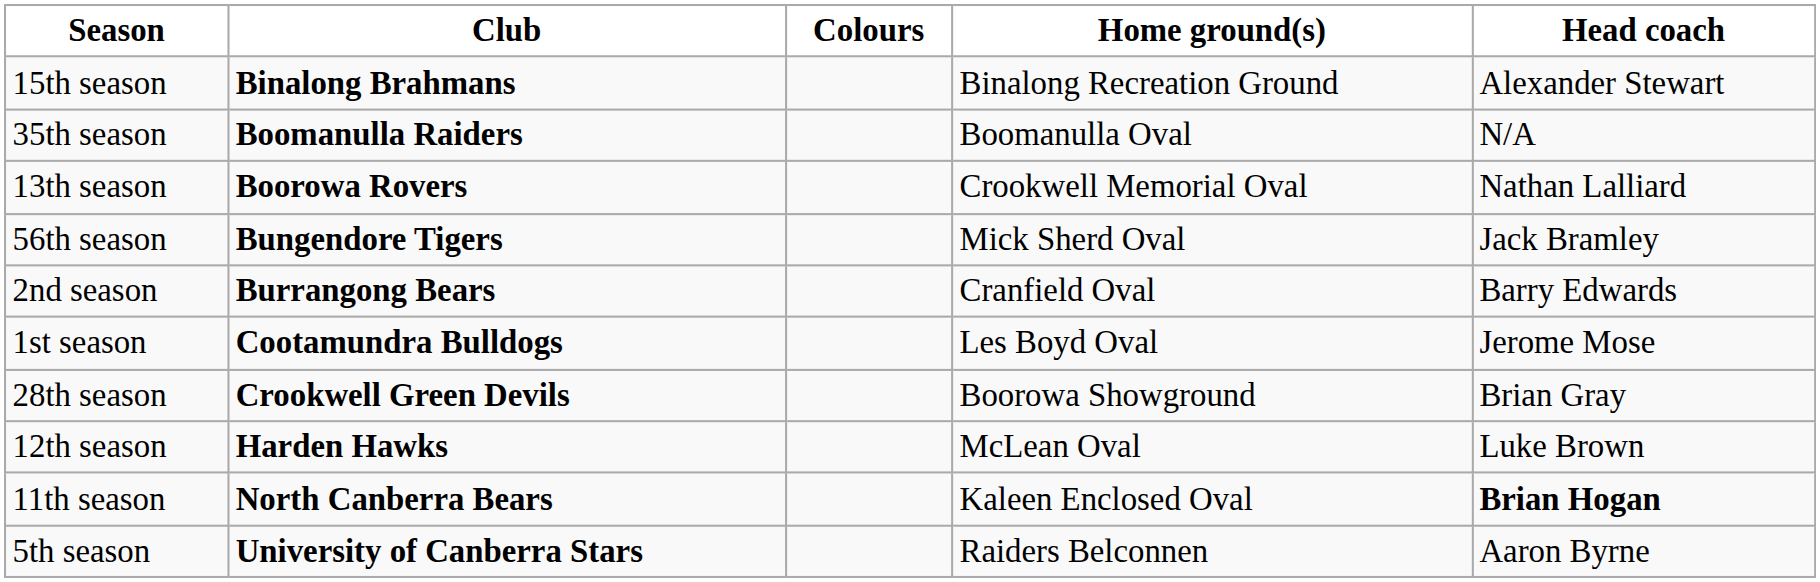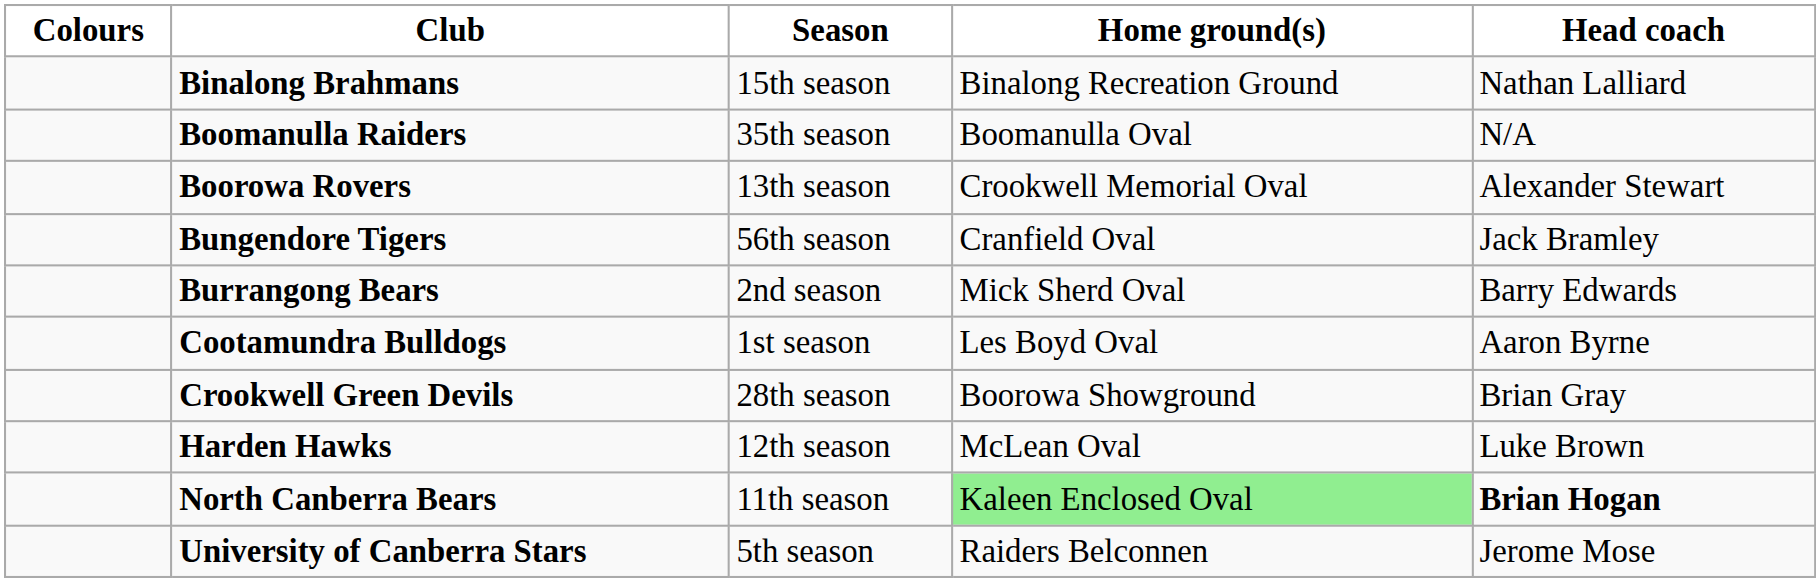columns swapped: (869, 30) <-> (117, 30)
(1602, 82) Alexander Stewart -> (1583, 82) Nathan Lalliard
(1583, 186) Nathan Lalliard -> (1602, 186) Alexander Stewart
(1072, 238) Mick Sherd Oval -> (1057, 238) Cranfield Oval
(1057, 290) Cranfield Oval -> (1072, 290) Mick Sherd Oval
(1567, 342) Jerome Mose -> (1565, 342) Aaron Byrne
(1106, 498) no background -> (1106, 498) lightgreen background
(1565, 550) Aaron Byrne -> (1567, 550) Jerome Mose
